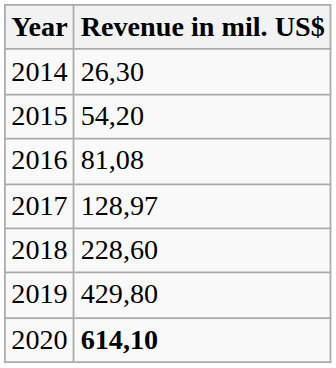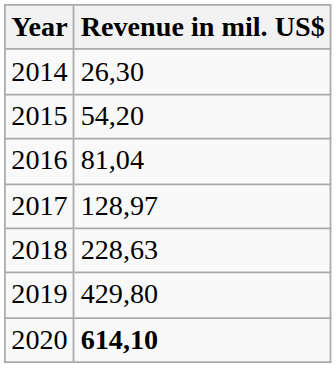(112, 160) 81,08 -> (112, 160) 81,04
(119, 250) 228,60 -> (119, 250) 228,63
